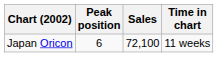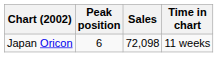(143, 43) 72,100 -> (143, 43) 72,098
